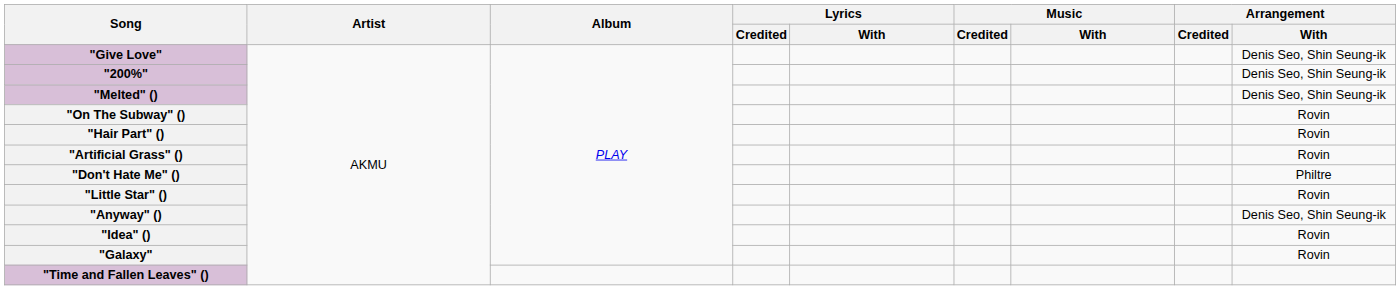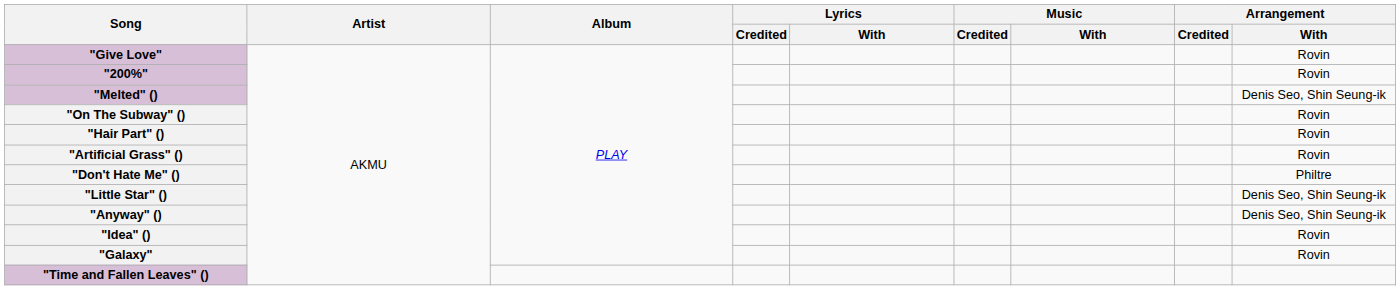(1314, 54) Denis Seo, Shin Seung-ik -> (1314, 54) Rovin
(1314, 74) Denis Seo, Shin Seung-ik -> (1314, 74) Rovin
(1314, 194) Rovin -> (1314, 194) Denis Seo, Shin Seung-ik
